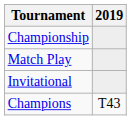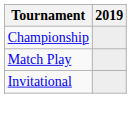- row: (39, 103)
